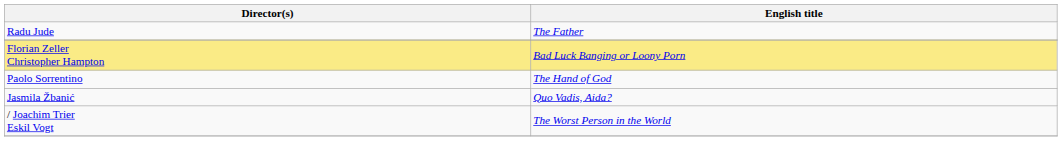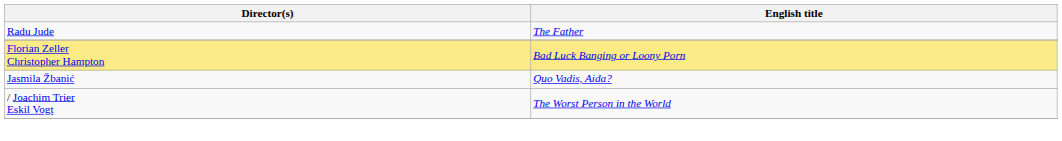- row: (45, 79)
